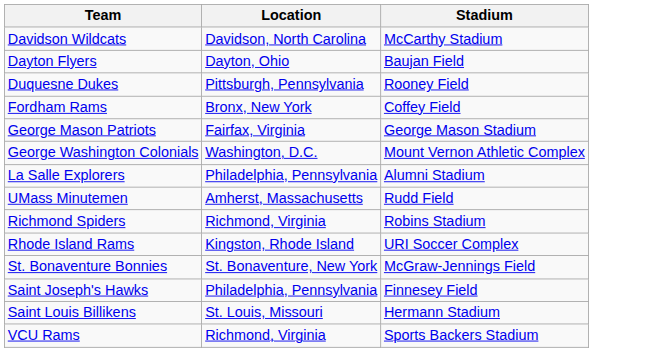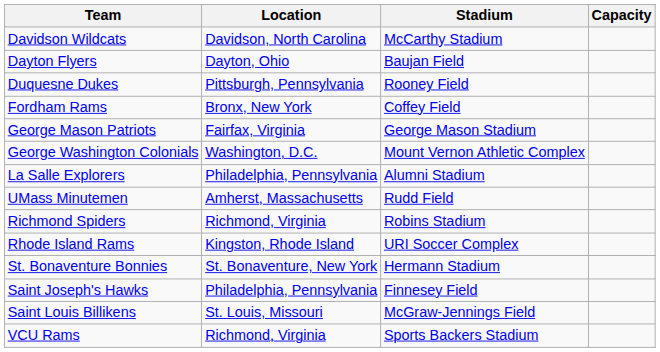+ column: (622, 15)
(460, 267) McGraw-Jennings Field -> (442, 267) Hermann Stadium
(442, 312) Hermann Stadium -> (460, 312) McGraw-Jennings Field
